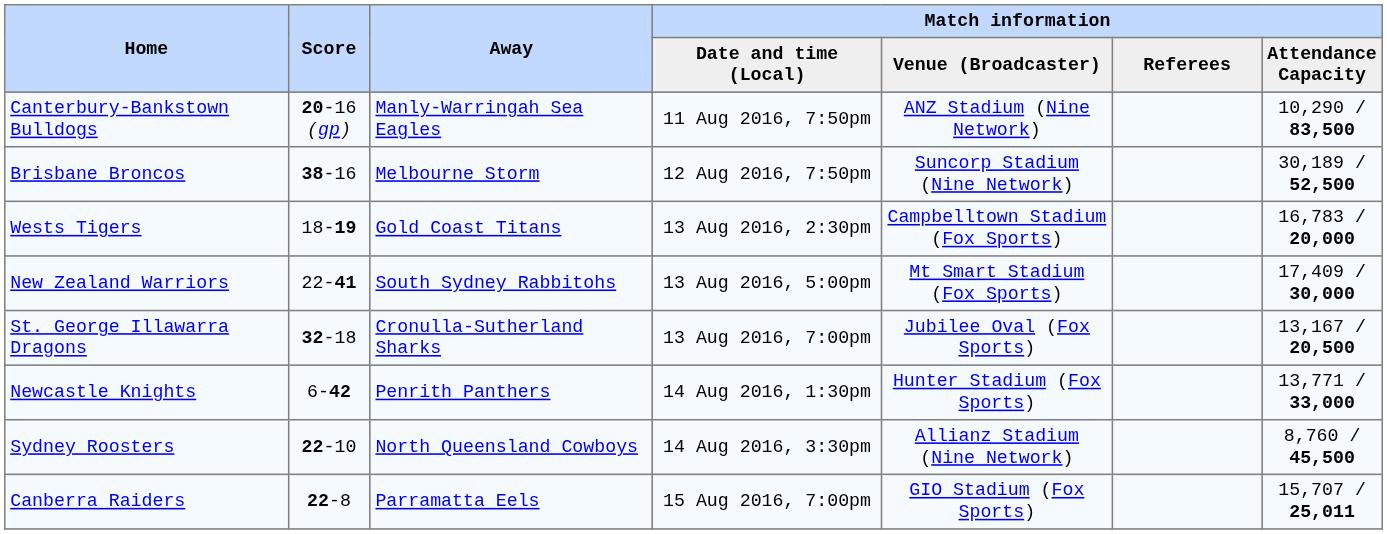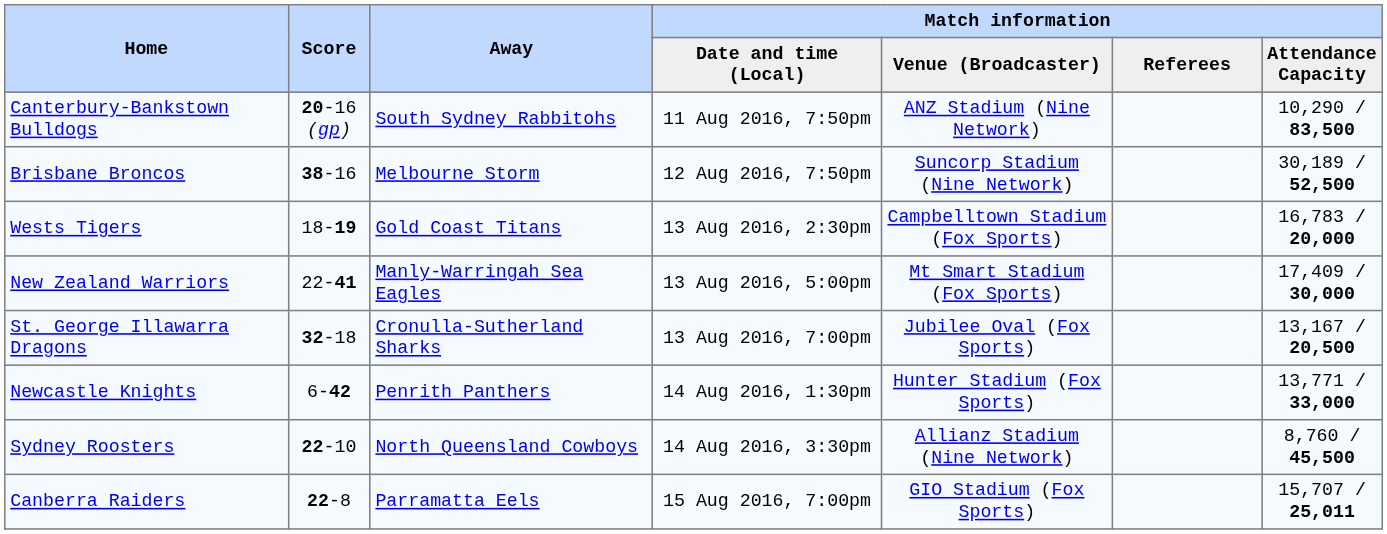(479, 119) Manly-Warringah Sea Eagles -> (496, 119) South Sydney Rabbitohs
(496, 283) South Sydney Rabbitohs -> (479, 283) Manly-Warringah Sea Eagles
